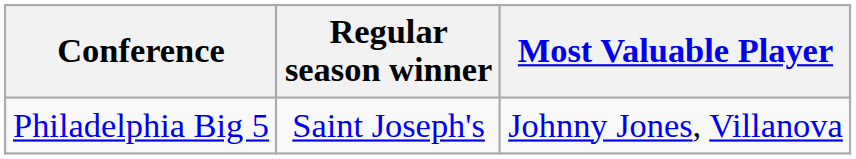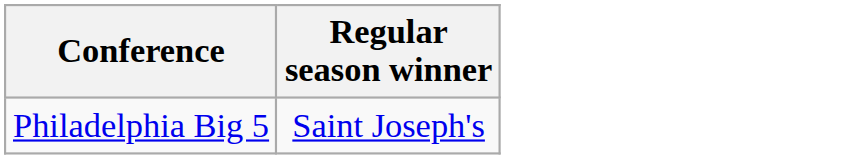- column: (675, 51)
